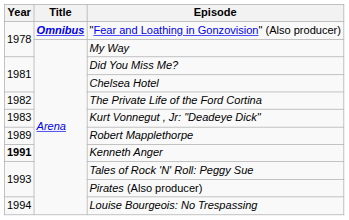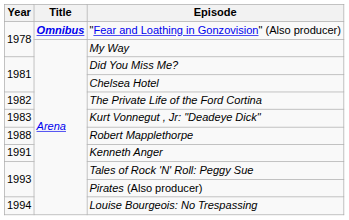(19, 135) 1989 -> (19, 135) 1988
(19, 153) bold -> (19, 153) normal
